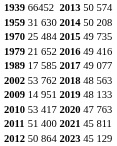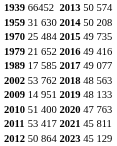(42, 109) 53 417 -> (42, 109) 51 400
(42, 124) 51 400 -> (42, 124) 53 417
